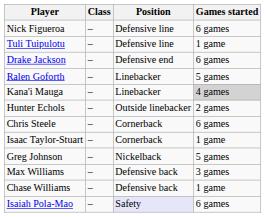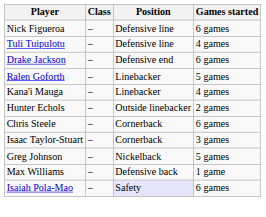(211, 44) 1 game -> (212, 44) 4 games
(212, 92) lightgrey background -> (212, 92) no background
(211, 140) 1 game -> (212, 140) 3 games
(212, 172) 3 games -> (211, 172) 1 game
- row: (38, 188)
